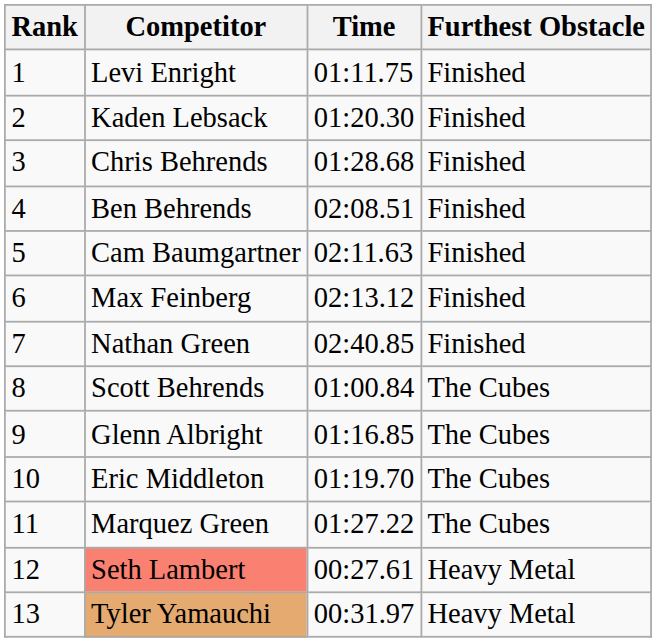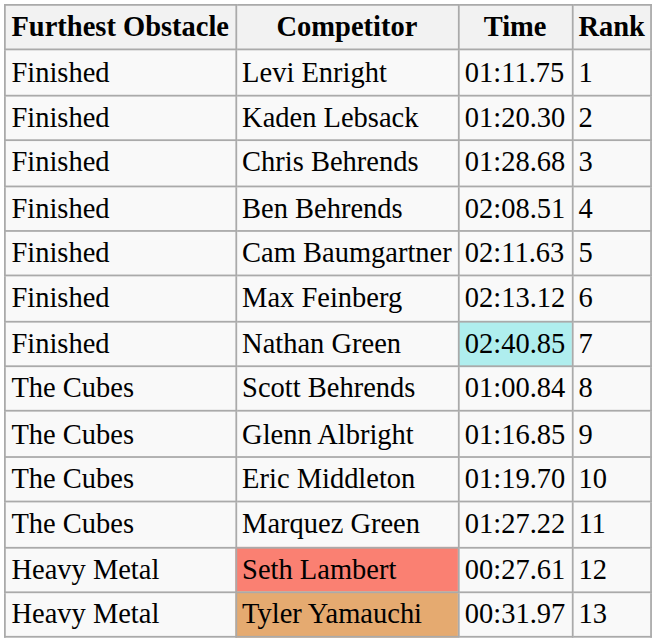columns swapped: (45, 27) <-> (536, 27)
(364, 343) no background -> (515, 343) paleturquoise background
